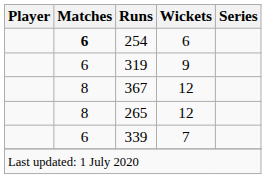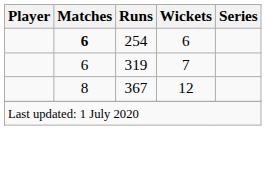(186, 64) 9 -> (186, 64) 7
- row: (136, 112)
- row: (136, 137)
